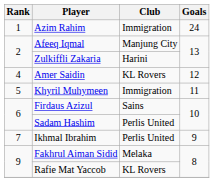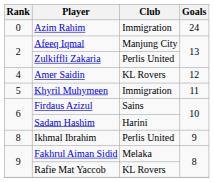(18, 28) 1 -> (18, 28) 0
(135, 59) Harini -> (148, 59) Perlis United
(148, 122) Perlis United -> (135, 122) Harini
(18, 138) 7 -> (18, 138) 8
